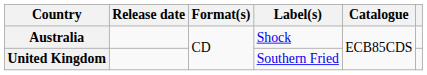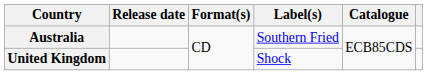(274, 37) Shock -> (298, 37) Southern Fried
(298, 59) Southern Fried -> (274, 59) Shock
